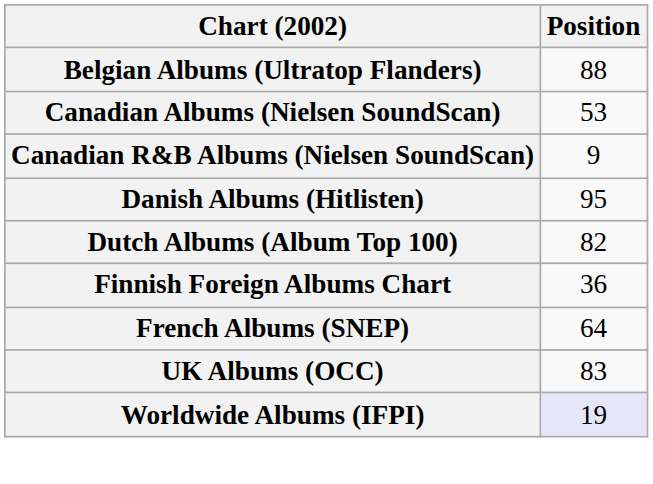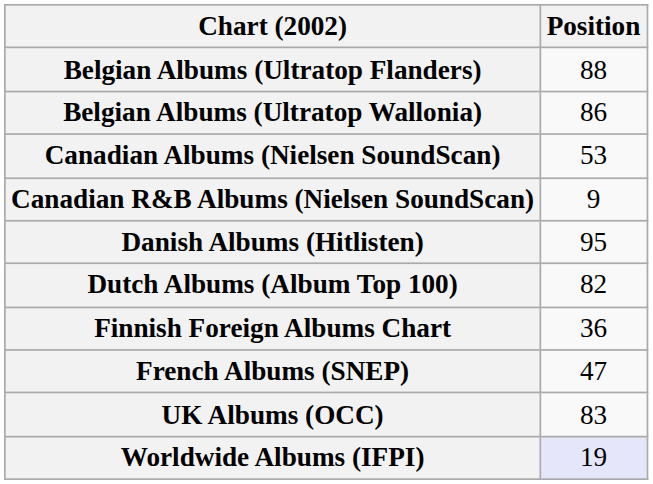+ row: (273, 112)
(594, 328) 64 -> (594, 371) 47
